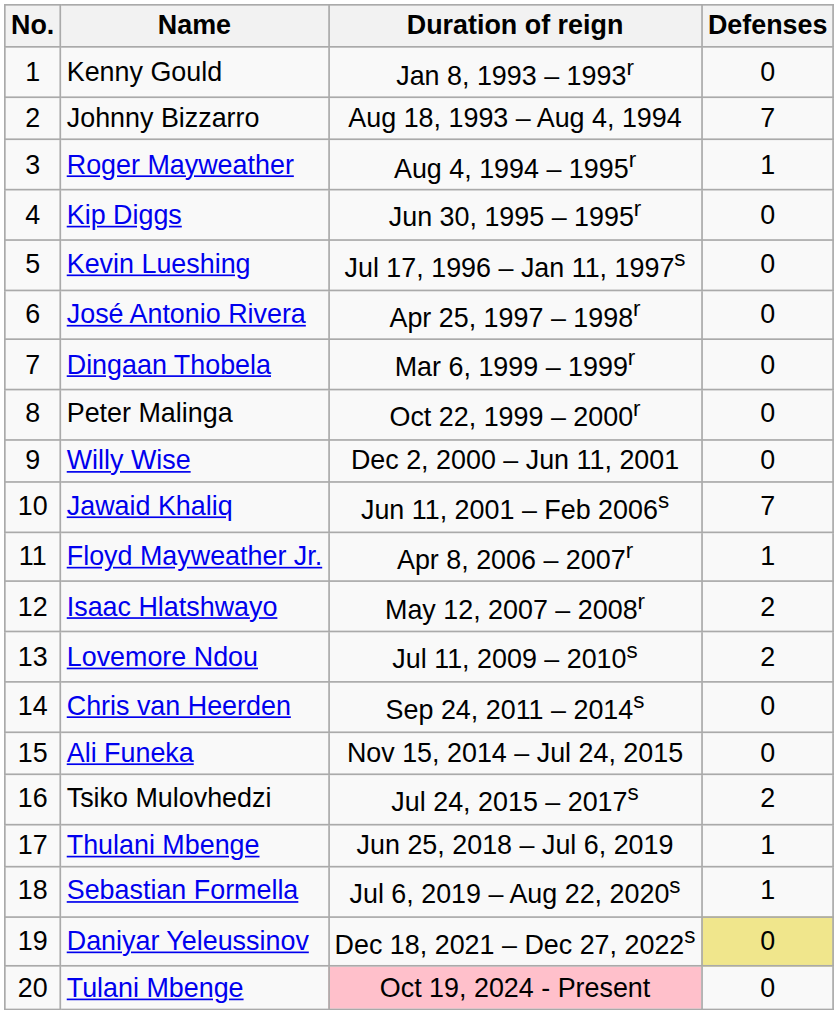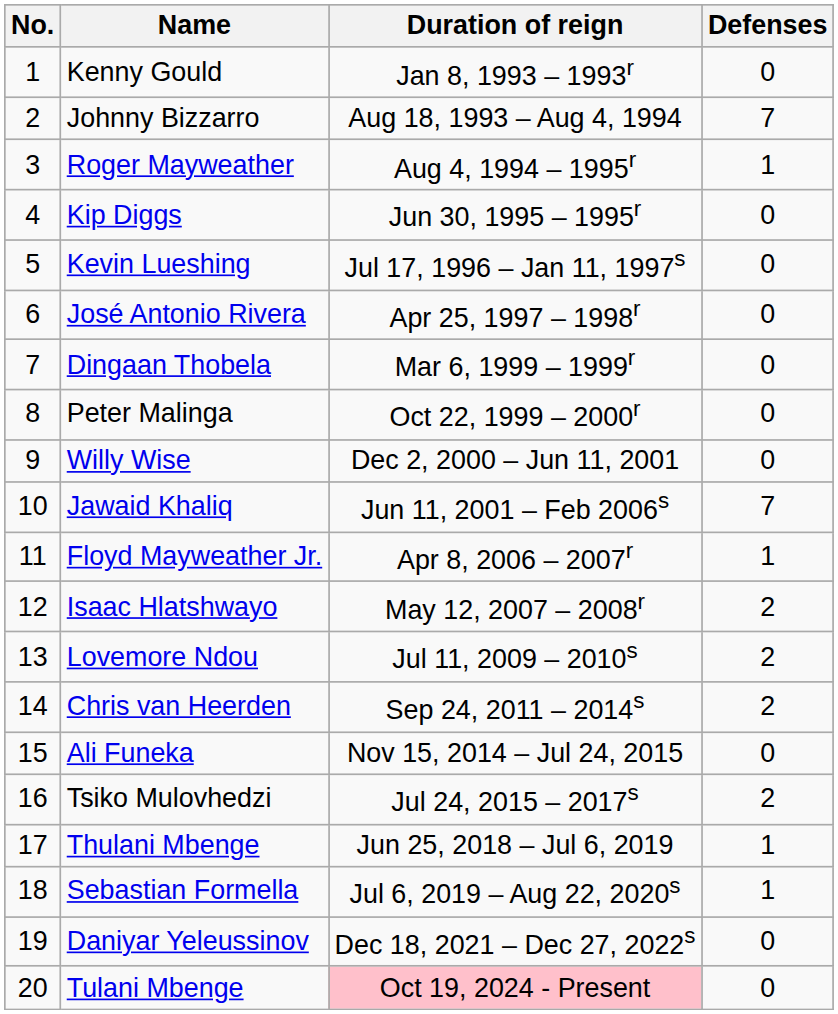(768, 706) 0 -> (768, 706) 2
(768, 941) khaki background -> (768, 941) no background
